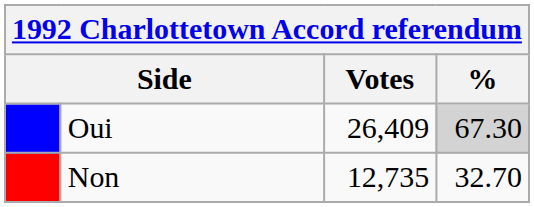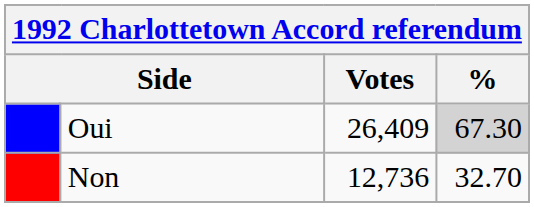(388, 177) 12,735 -> (388, 177) 12,736
